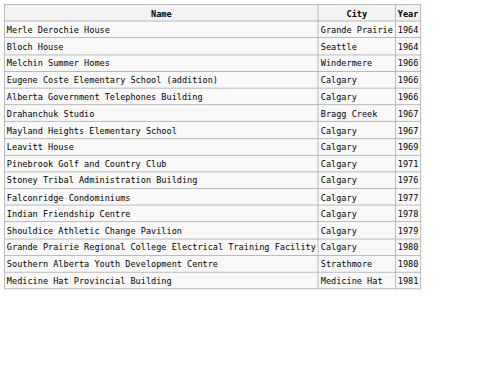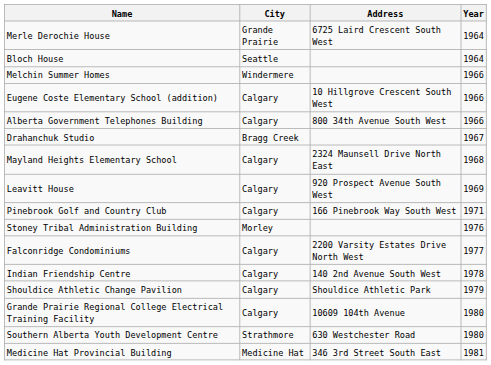+ column: (385, 14)
(408, 131) 1967 -> (474, 160) 1968
(339, 181) Calgary -> (258, 228) Morley
